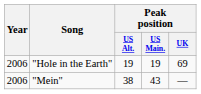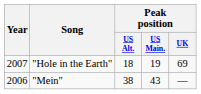(17, 64) 2006 -> (17, 64) 2007
(128, 64) 19 -> (128, 64) 18
